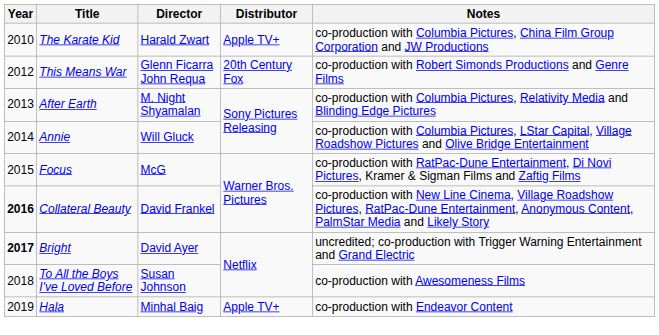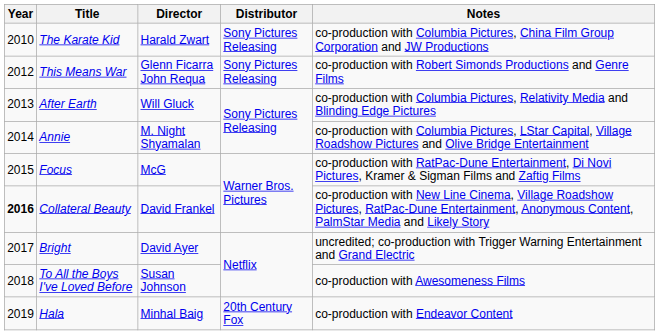(251, 39) Apple TV+ -> (260, 39) Sony Pictures Releasing
(258, 72) 20th Century Fox -> (260, 72) Sony Pictures Releasing
(171, 104) M. Night Shyamalan -> (167, 104) Will Gluck
(167, 137) Will Gluck -> (171, 137) M. Night Shyamalan
(20, 248) bold -> (20, 248) normal
(251, 306) Apple TV+ -> (258, 313) 20th Century Fox
